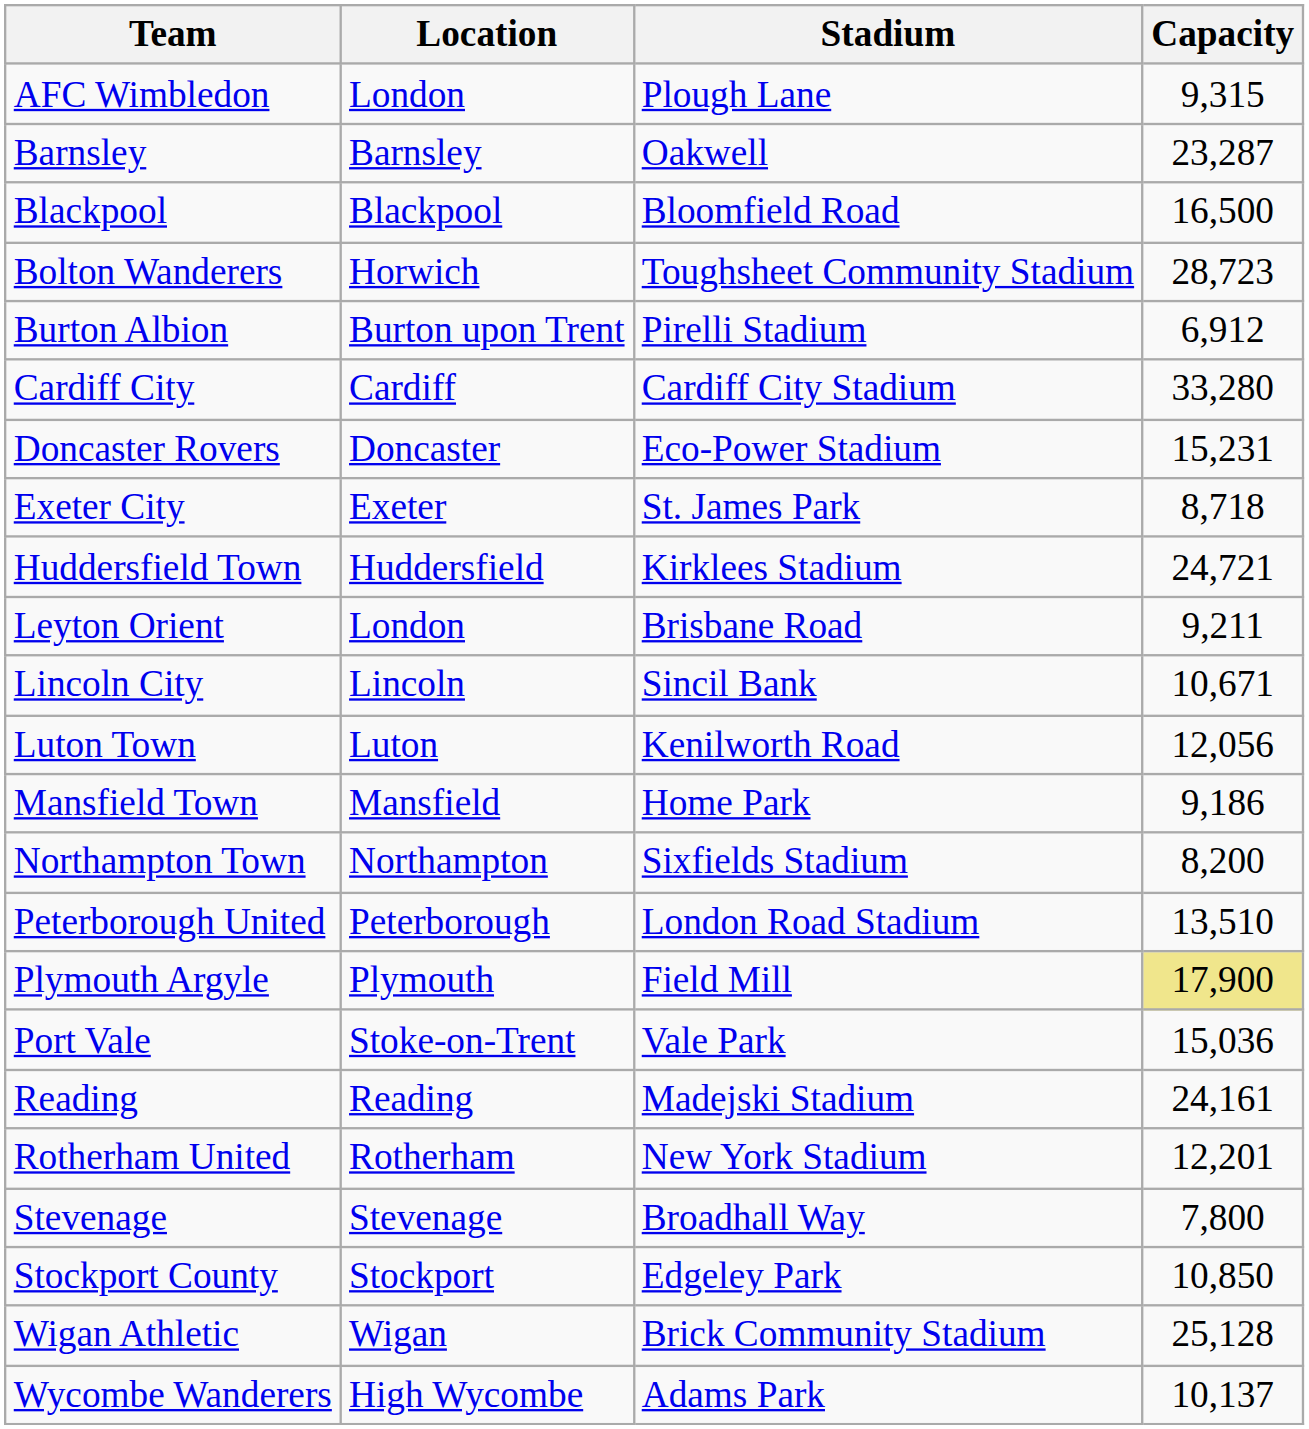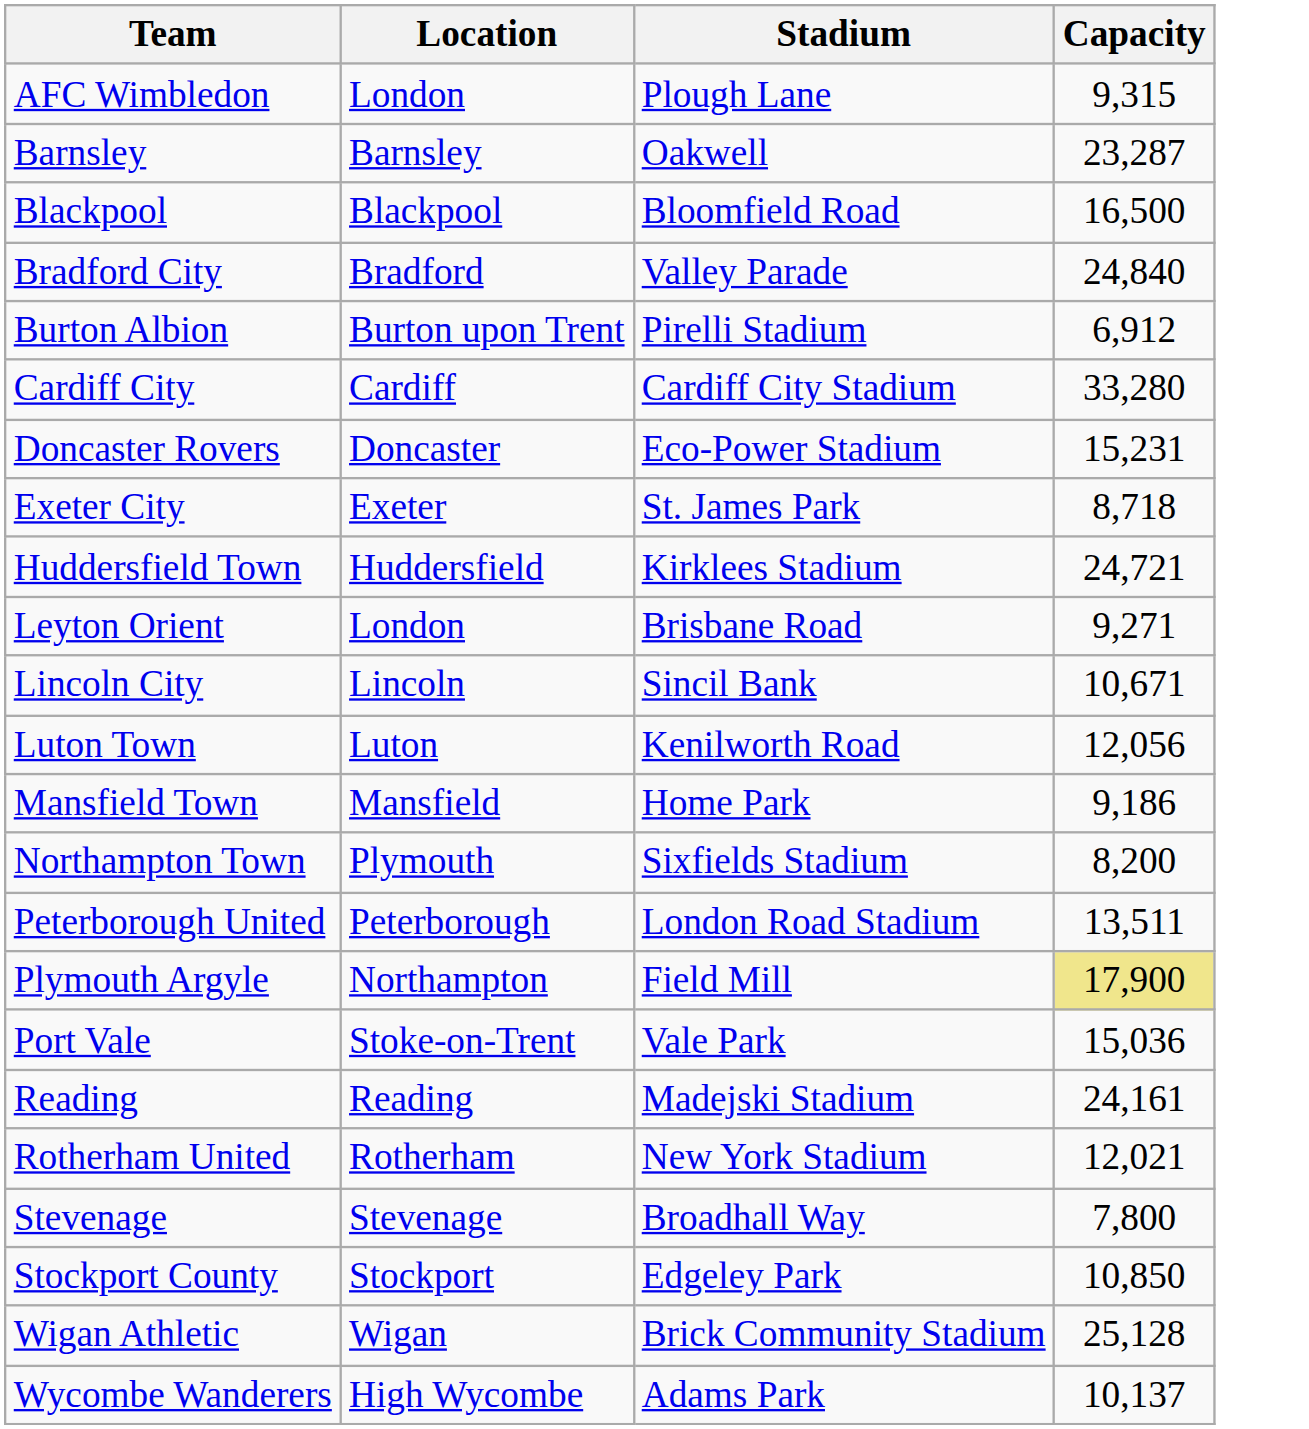- row: (148, 270)
+ row: (118, 270)
(1223, 625) 9,211 -> (1134, 625) 9,271
(448, 861) Northampton -> (422, 861) Plymouth
(1223, 920) 13,510 -> (1134, 920) 13,511
(422, 980) Plymouth -> (448, 980) Northampton
(1223, 1157) 12,201 -> (1134, 1157) 12,021
